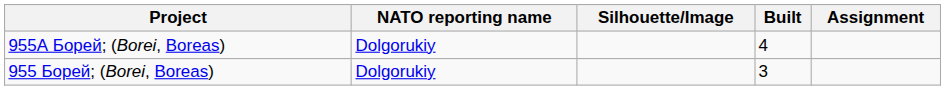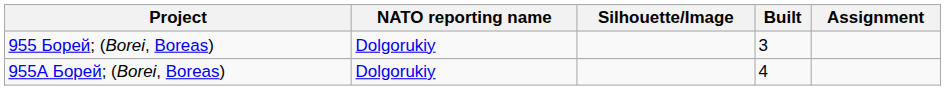rows swapped: (111, 71) <-> (117, 44)
